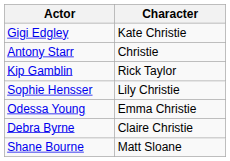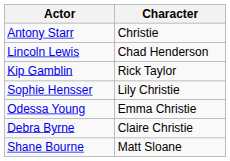- row: (38, 33)
+ row: (43, 52)
